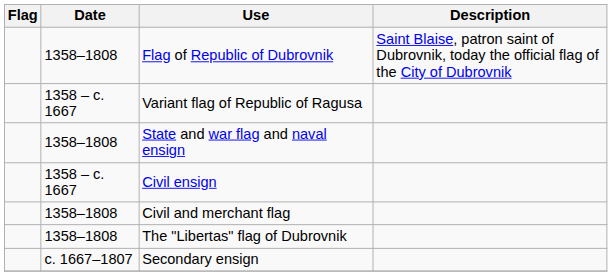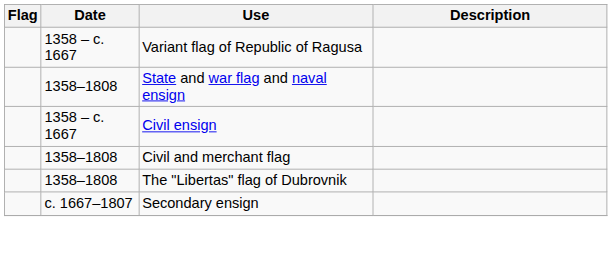- row: (238, 55)
